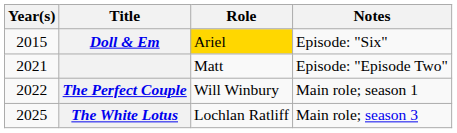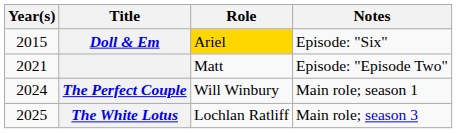(32, 90) 2022 -> (32, 90) 2024
